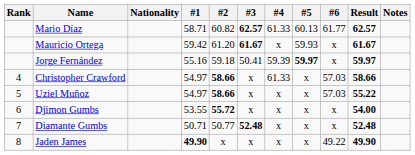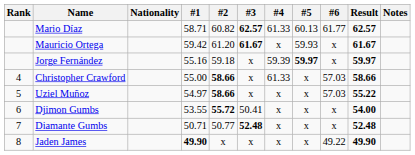(251, 61) 50.41 -> (251, 61) x
(195, 77) 54.97 -> (195, 77) 55.00
(251, 110) x -> (251, 110) 50.41
